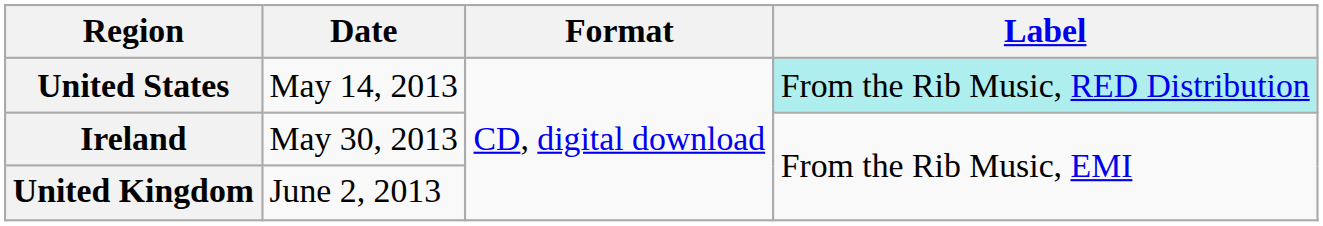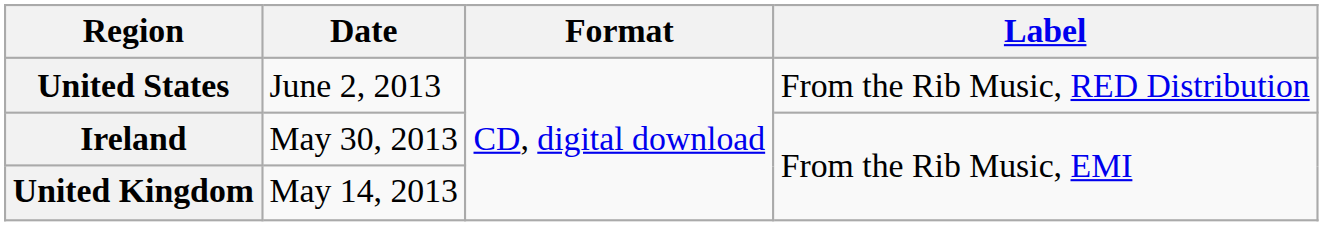(364, 84) May 14, 2013 -> (355, 84) June 2, 2013
(1045, 84) paleturquoise background -> (1045, 84) no background
(355, 191) June 2, 2013 -> (364, 191) May 14, 2013
